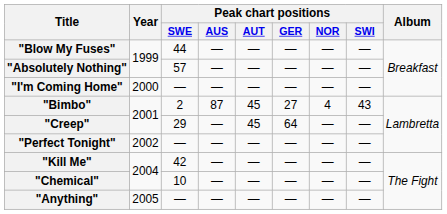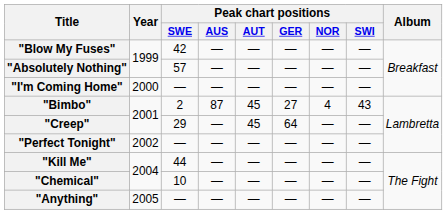(180, 49) 44 -> (180, 49) 42
(180, 162) 42 -> (180, 162) 44
